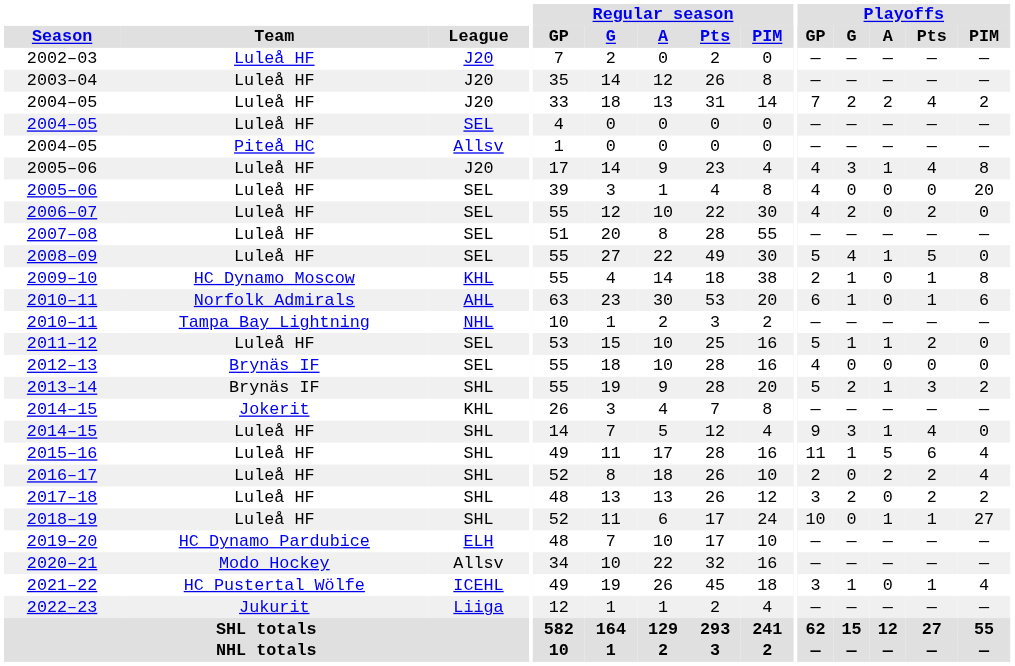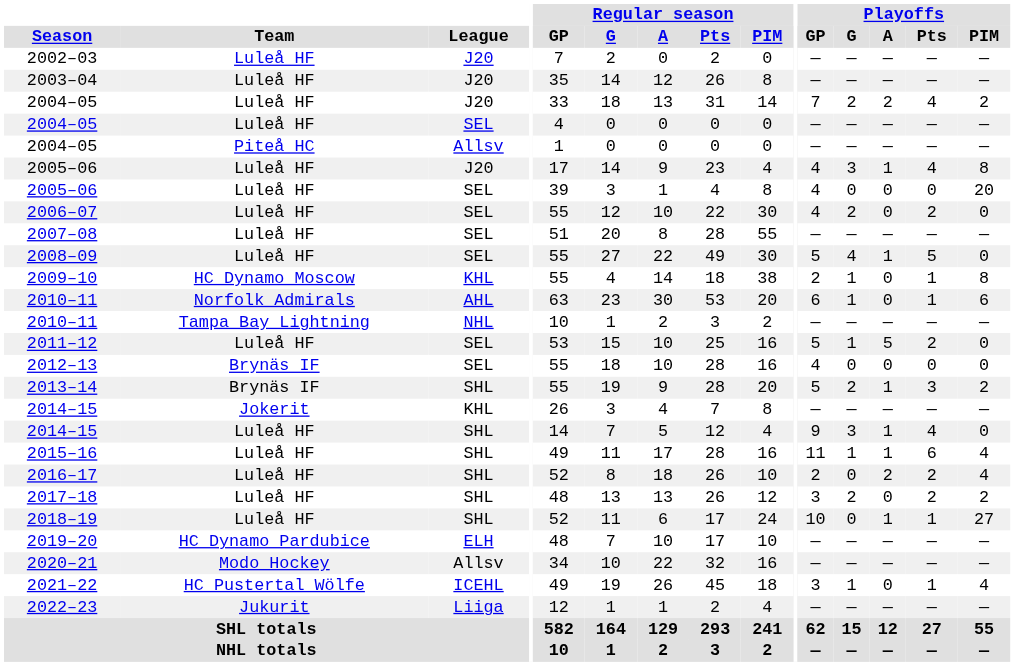(888, 344) 1 -> (888, 344) 5
(888, 454) 5 -> (888, 454) 1
